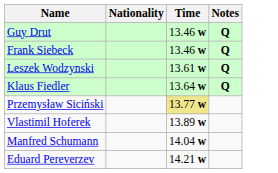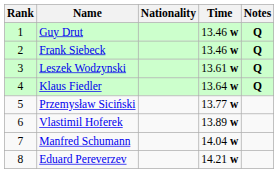+ column: (20, 13)
(188, 104) khaki background -> (220, 104) no background
